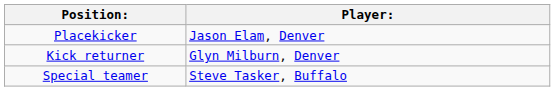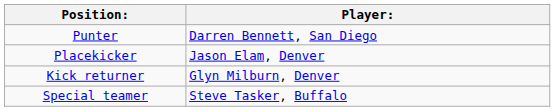+ row: (95, 35)
